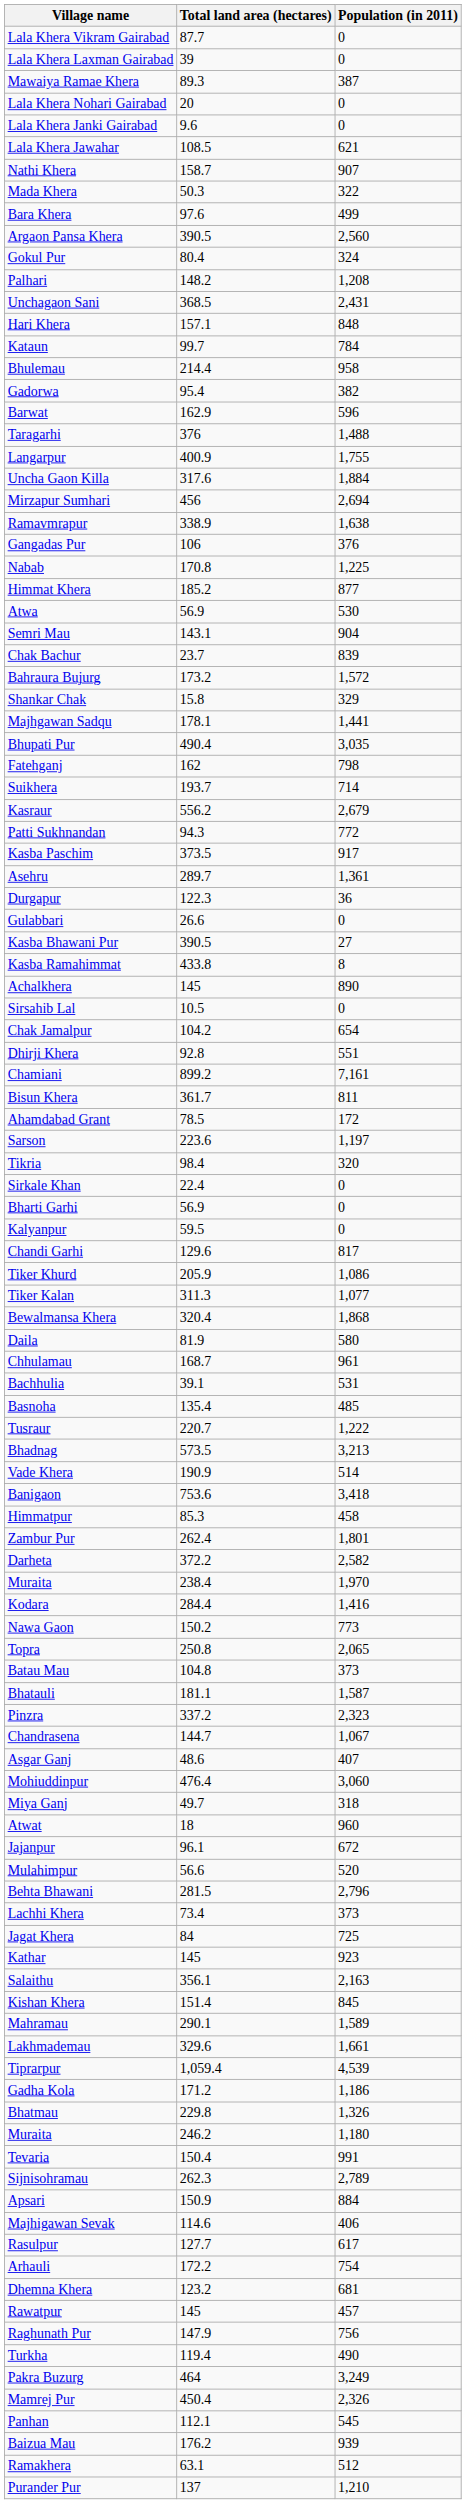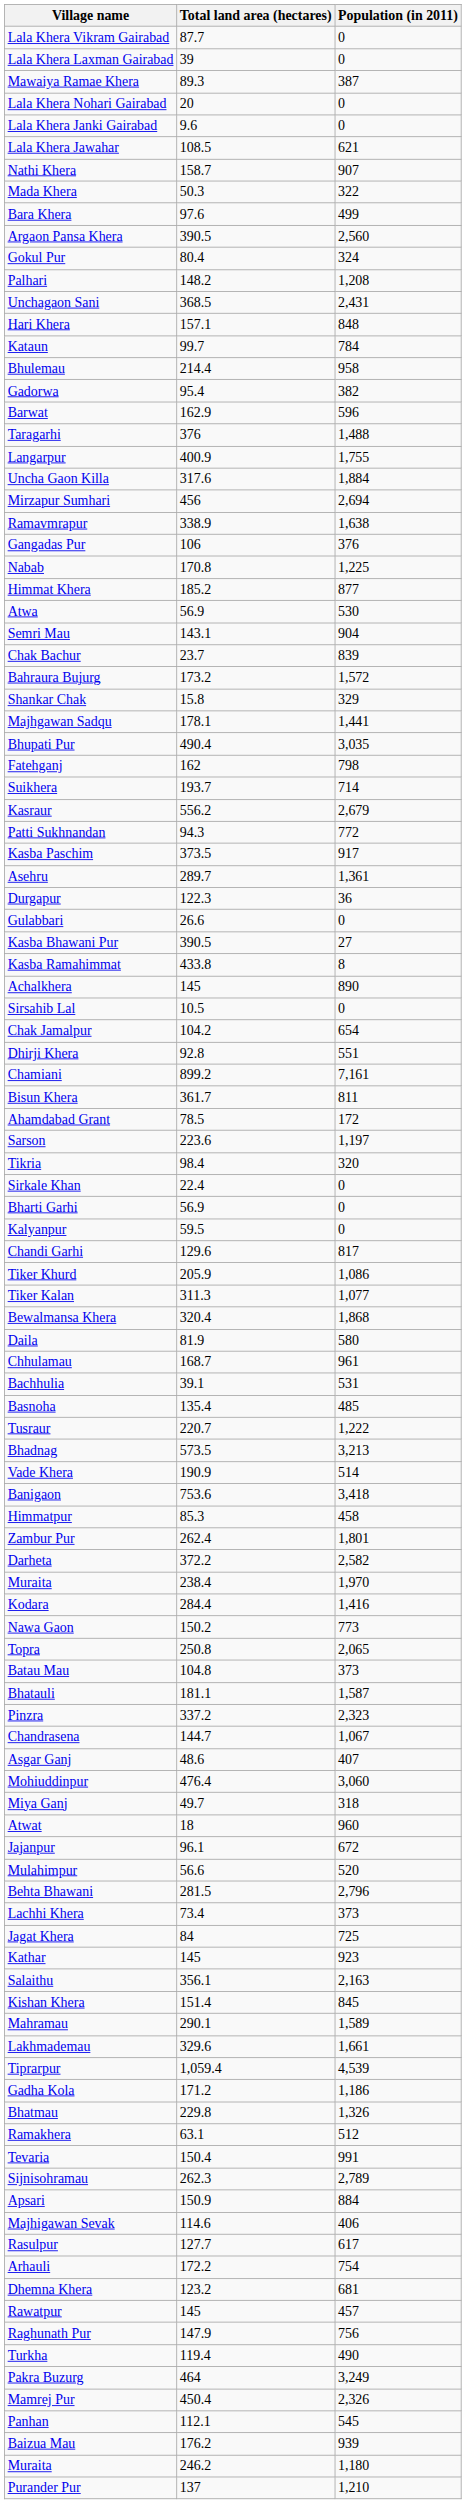rows swapped: (30, 2134) <-> (39, 2466)
